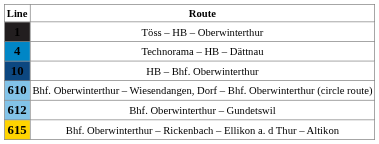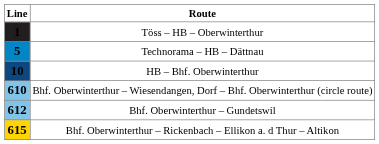(17, 51) 4 -> (17, 51) 5
